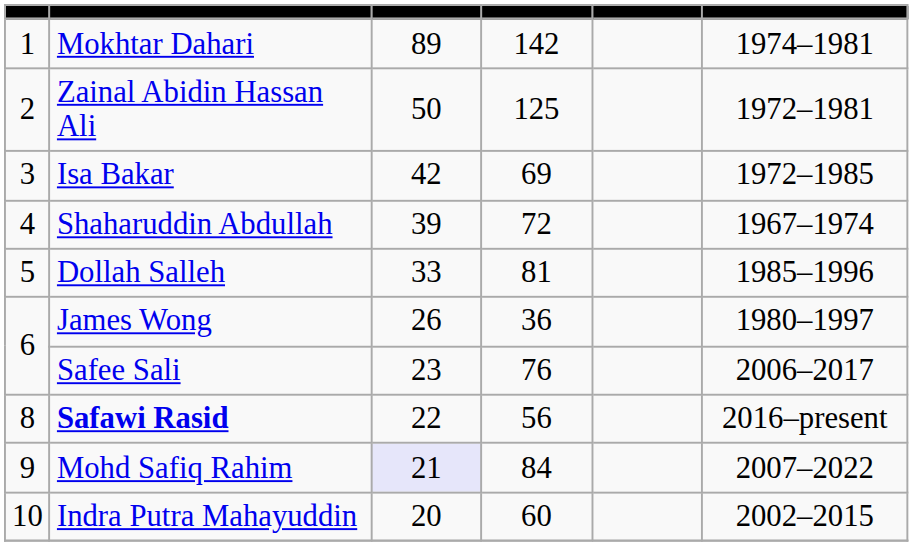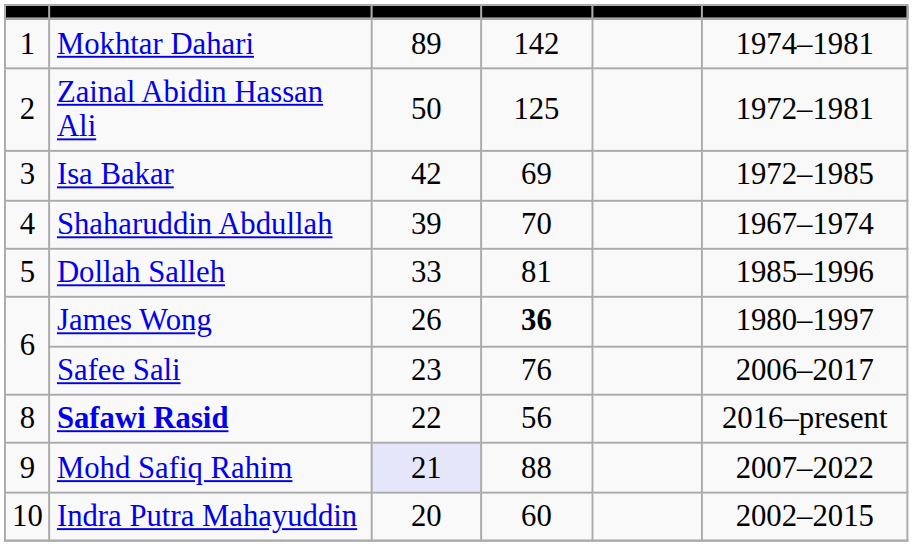(536, 223) 72 -> (536, 223) 70
(536, 321) normal -> (536, 321) bold
(536, 467) 84 -> (536, 467) 88
